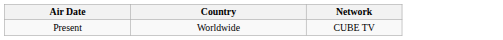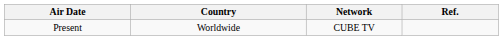+ column: (450, 12)
